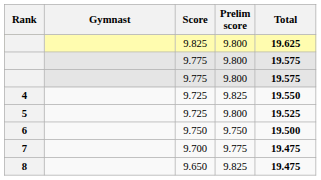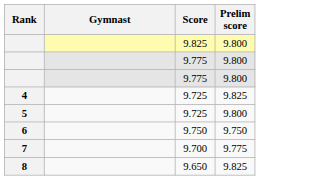- column: (286, 19)
